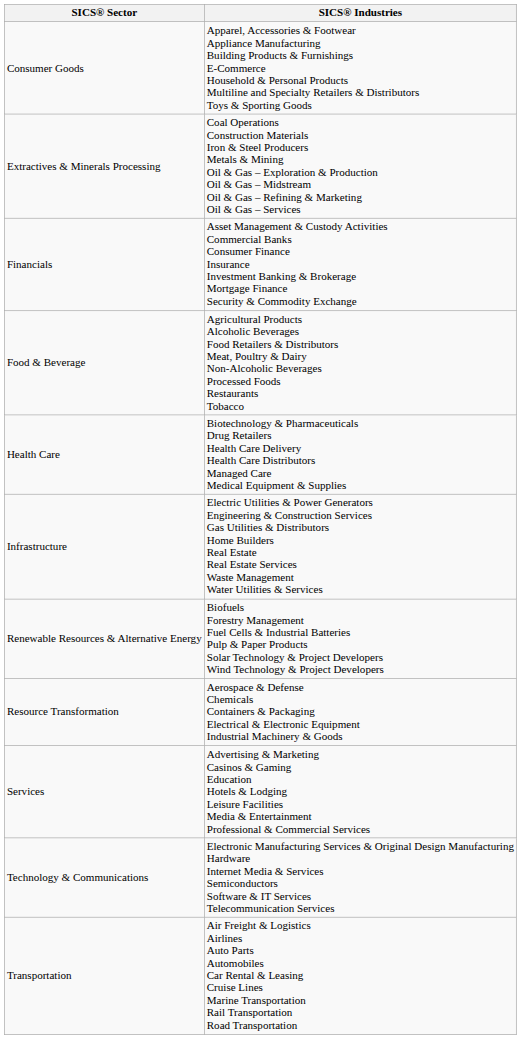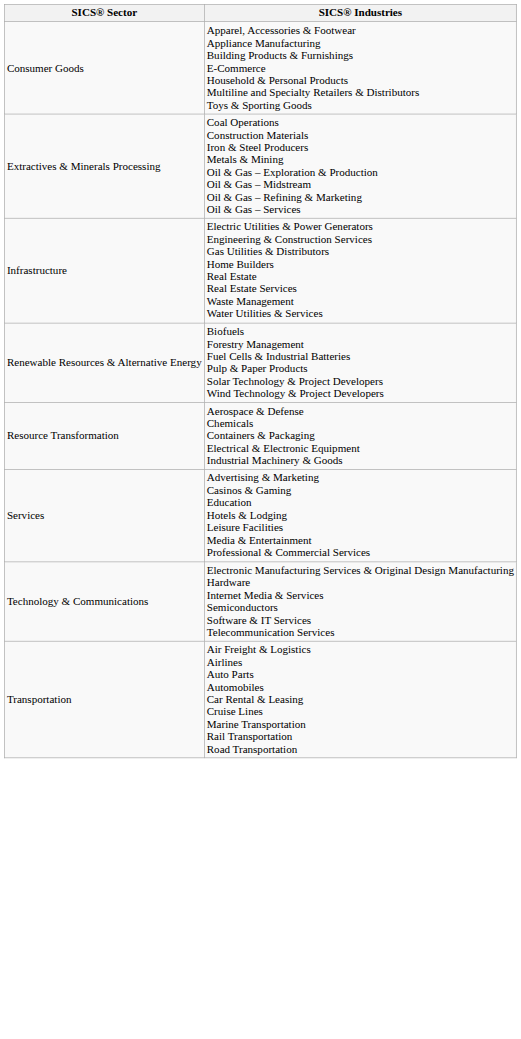- row: (30, 264)
- row: (46, 362)
- row: (33, 454)
